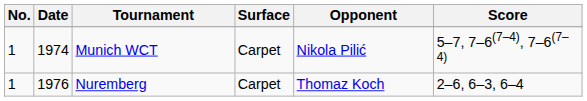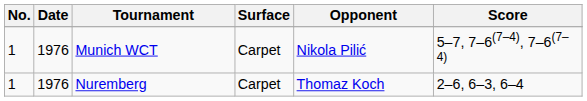(53, 50) 1974 -> (53, 50) 1976
